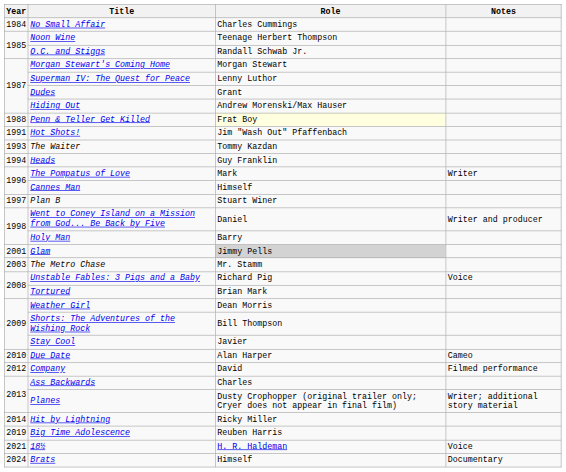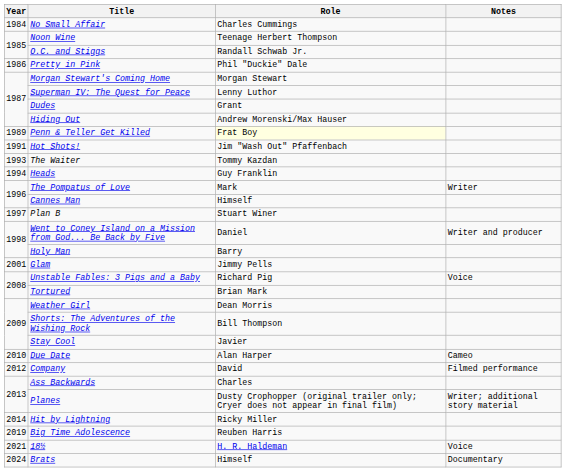+ row: (65, 65)
(16, 120) 1988 -> (16, 133) 1989
(245, 251) lightgrey background -> (245, 265) no background
- row: (68, 265)
